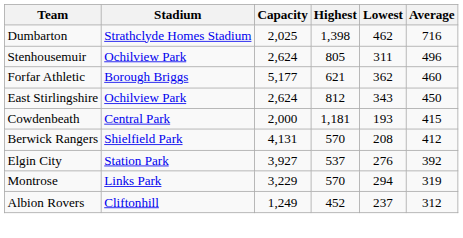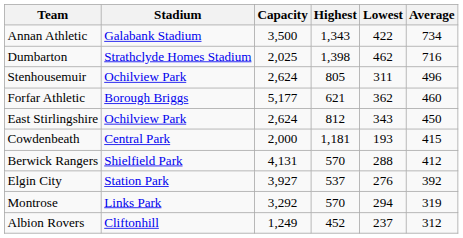+ row: (47, 35)
(383, 139) 208 -> (383, 160) 288
(283, 181) 3,229 -> (283, 202) 3,292
